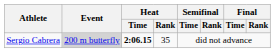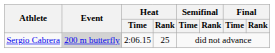(138, 40) bold -> (137, 40) normal
(165, 40) 35 -> (165, 40) 25
